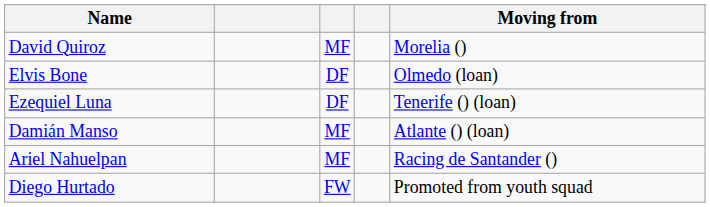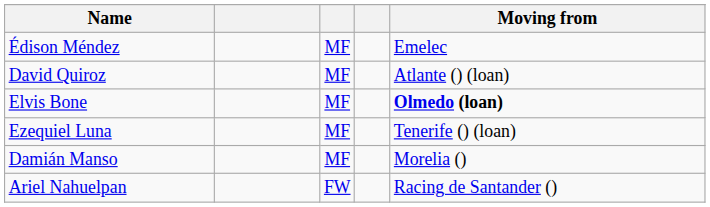+ row: (64, 46)
(430, 46) Morelia () -> (452, 74) Atlante () (loan)
(337, 74) DF -> (337, 103) MF
(446, 74) normal -> (448, 103) bold
(337, 103) DF -> (337, 131) MF
(452, 131) Atlante () (loan) -> (430, 159) Morelia ()
(337, 159) MF -> (337, 187) FW
- row: (62, 187)
